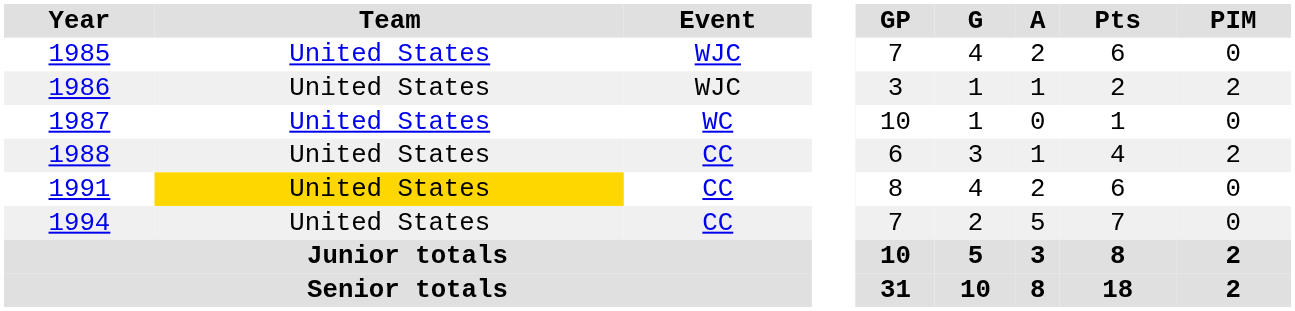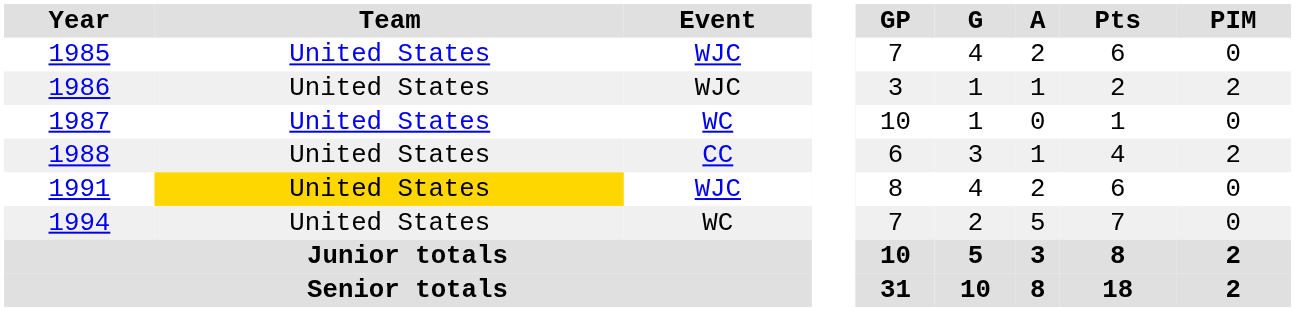(718, 189) CC -> (718, 189) WJC
(718, 223) CC -> (718, 223) WC
